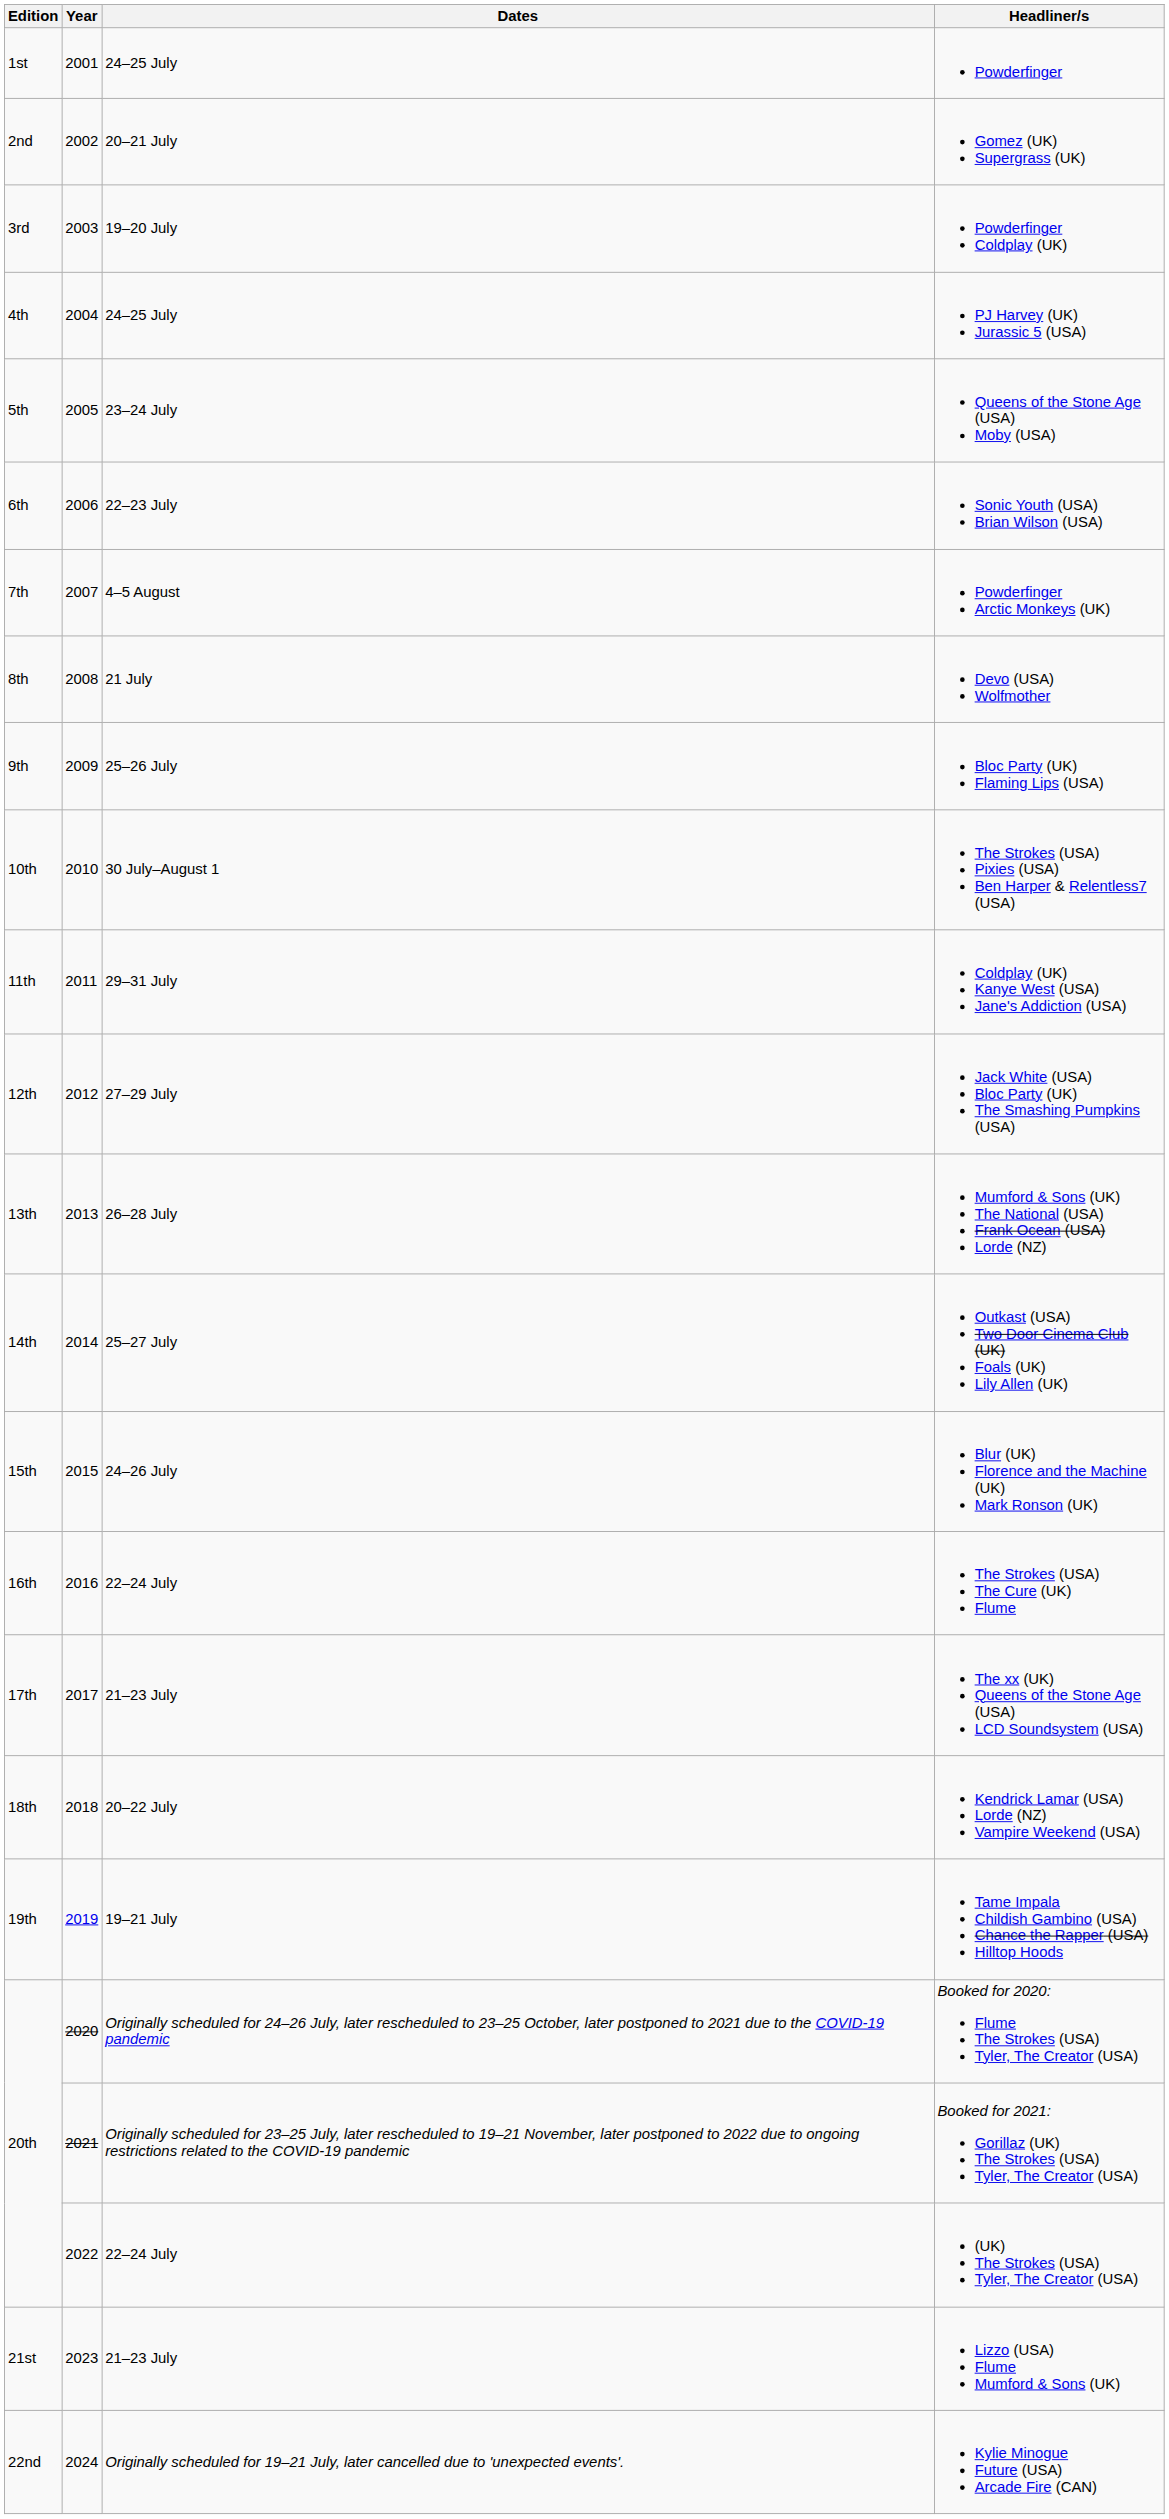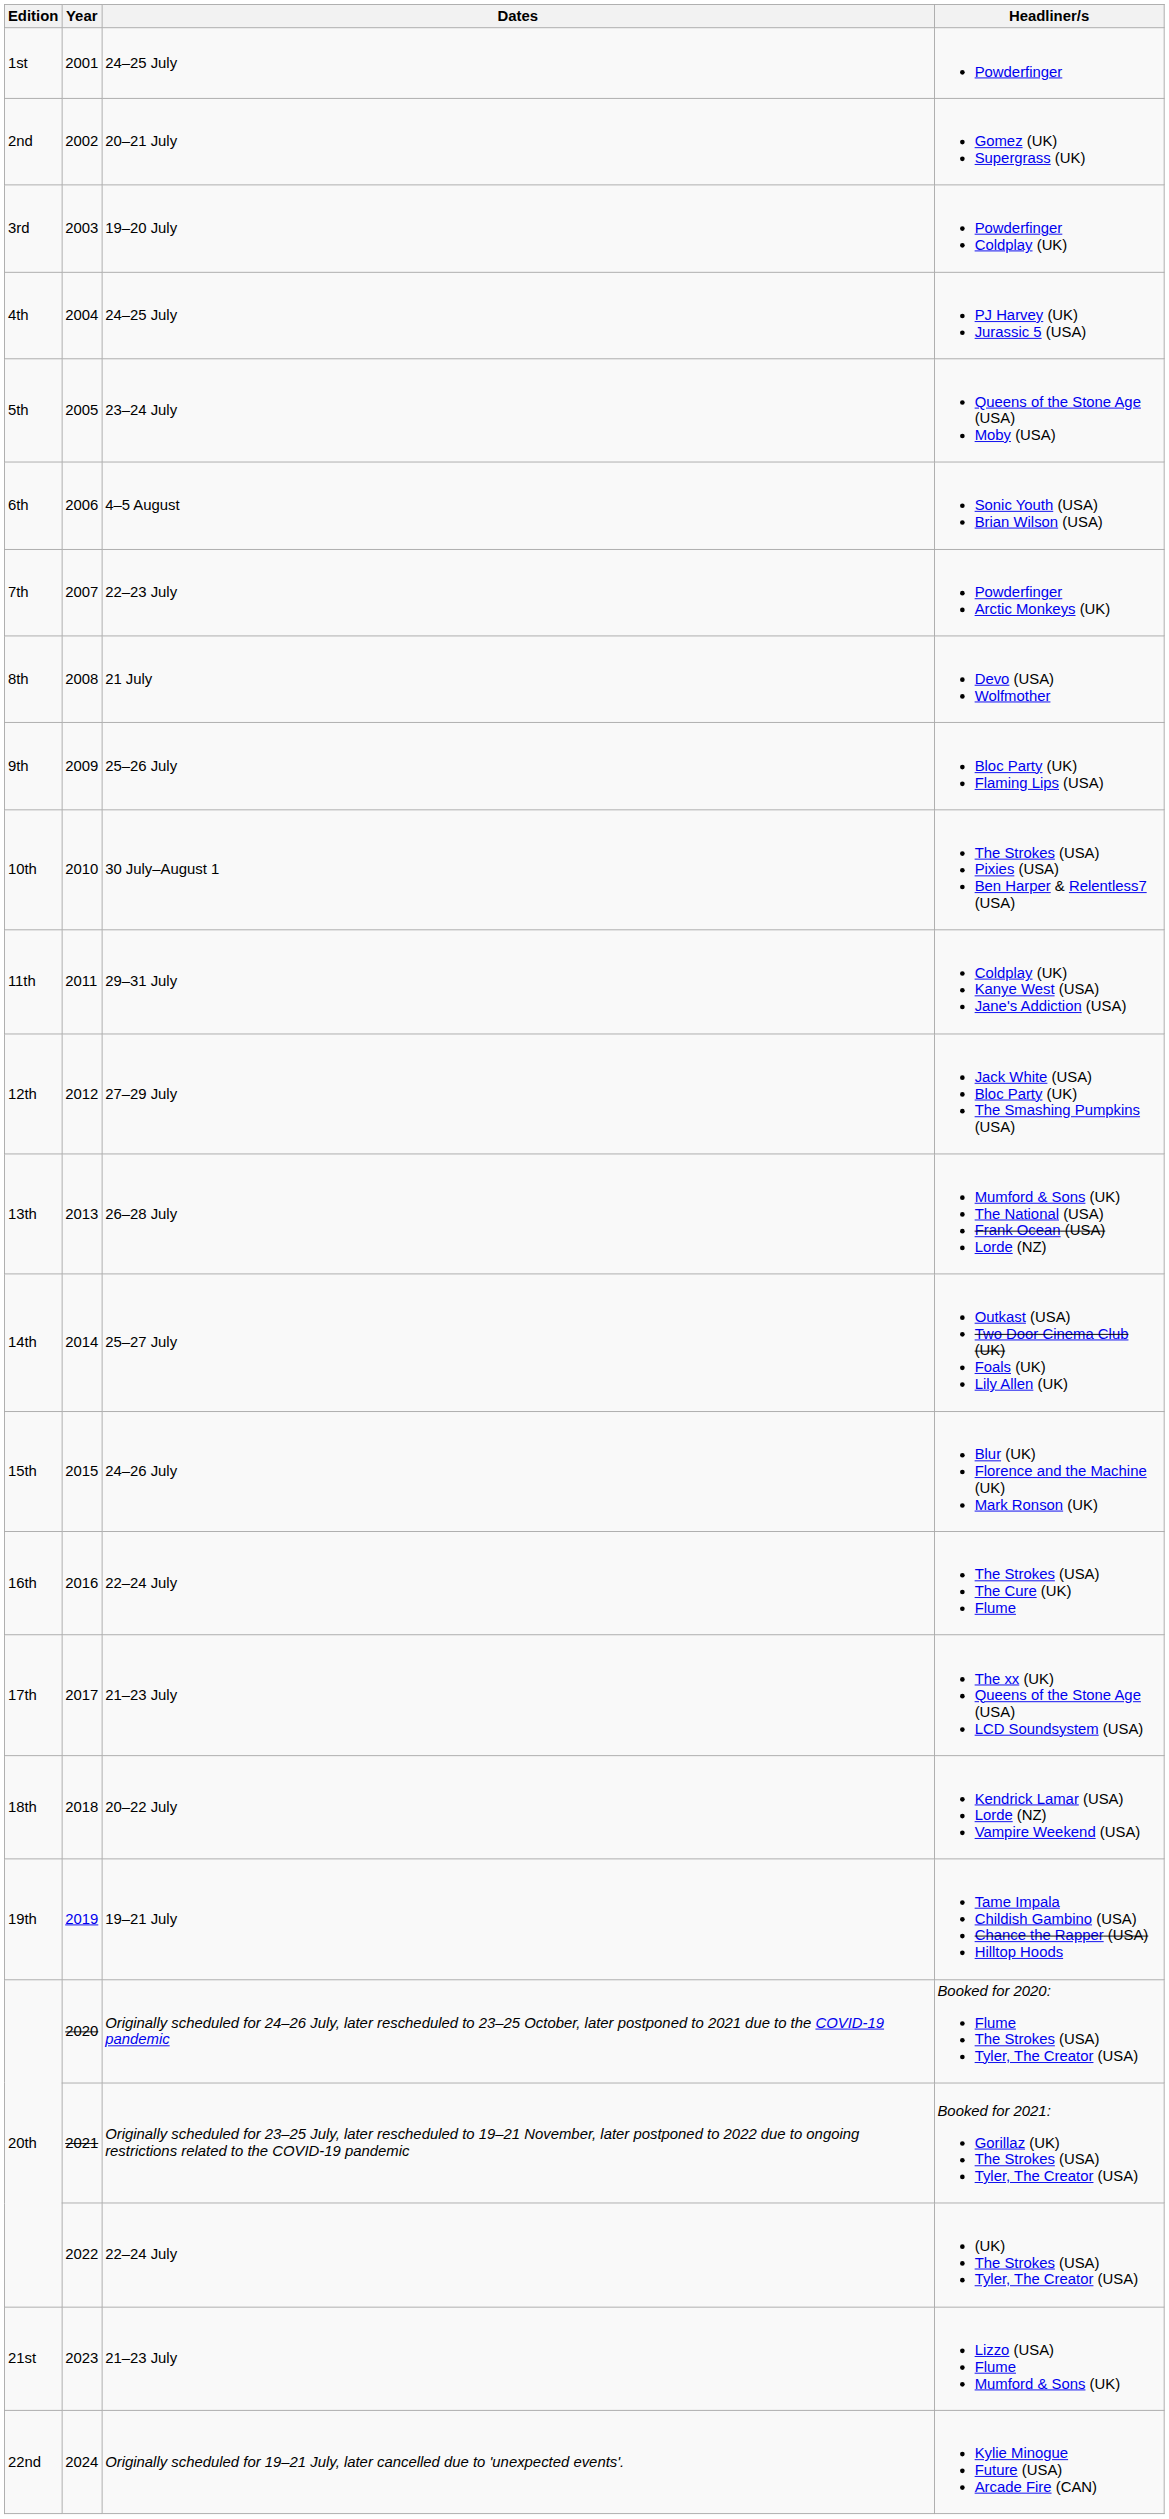(141, 505) 22–23 July -> (142, 505) 4–5 August
(142, 592) 4–5 August -> (141, 592) 22–23 July
